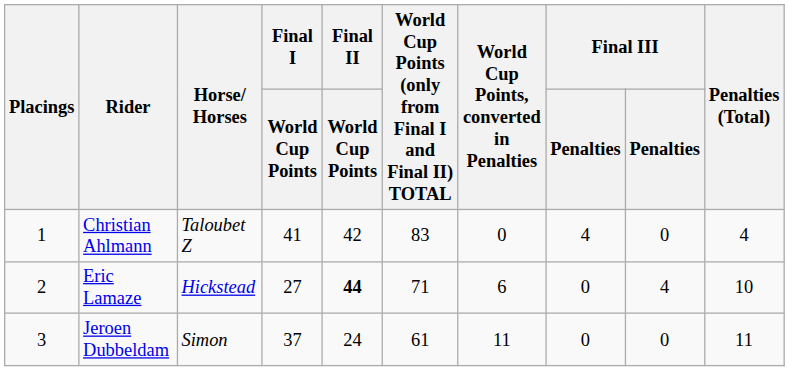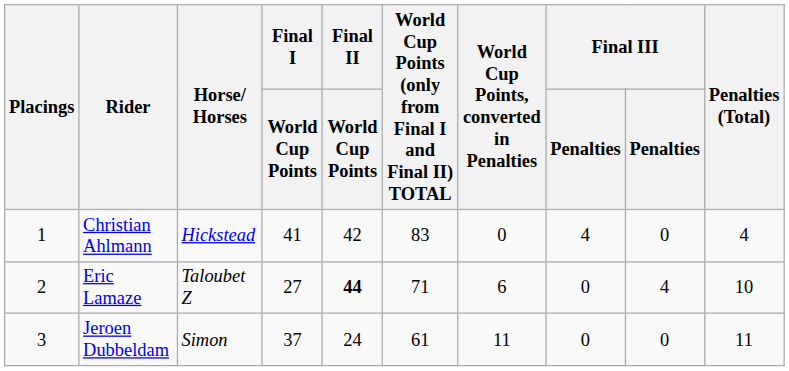(213, 235) Taloubet Z -> (218, 235) Hickstead
(218, 287) Hickstead -> (213, 287) Taloubet Z
